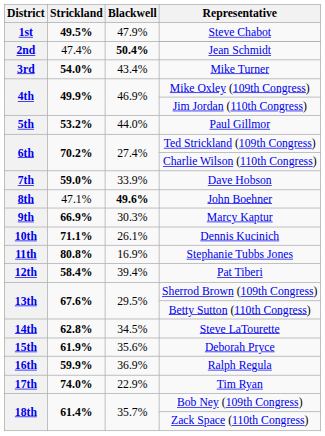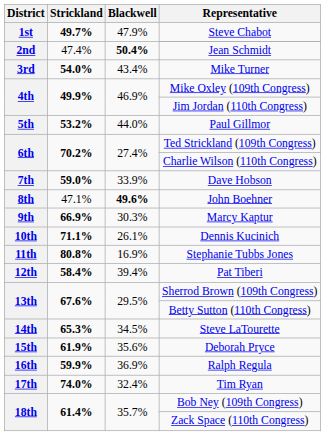(76, 32) 49.5% -> (76, 32) 49.7%
(76, 328) 62.8% -> (76, 328) 65.3%
(132, 384) 22.9% -> (132, 384) 32.4%
